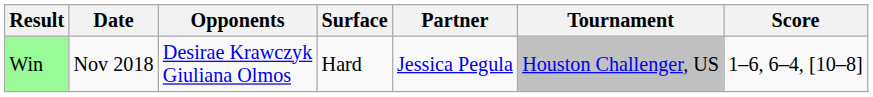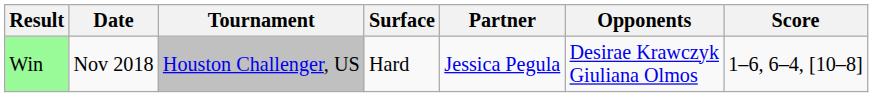columns swapped: (621, 20) <-> (238, 20)
